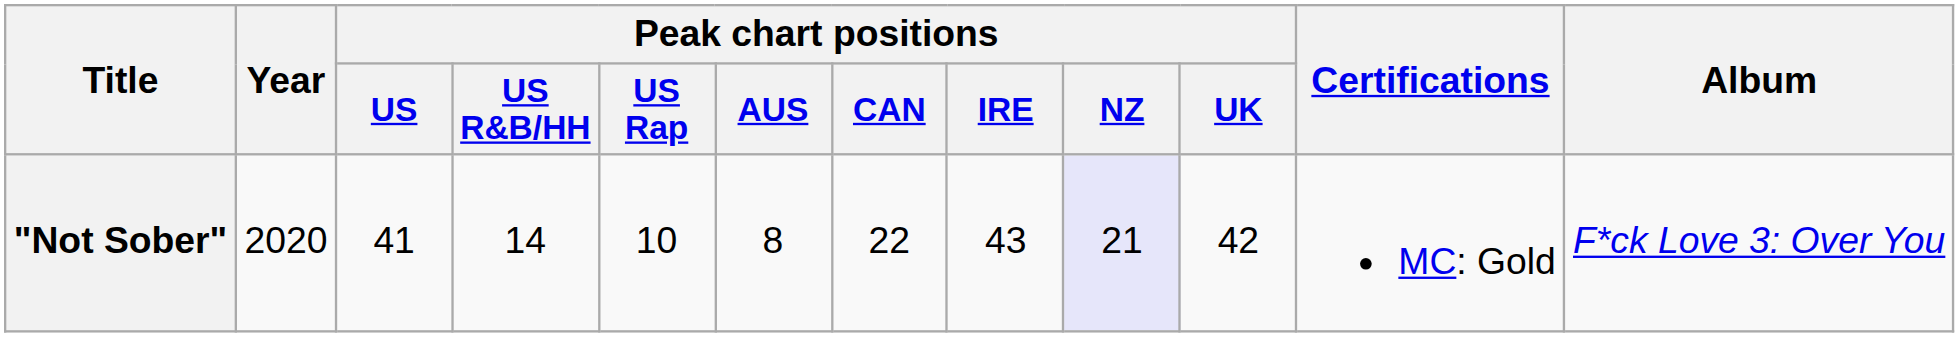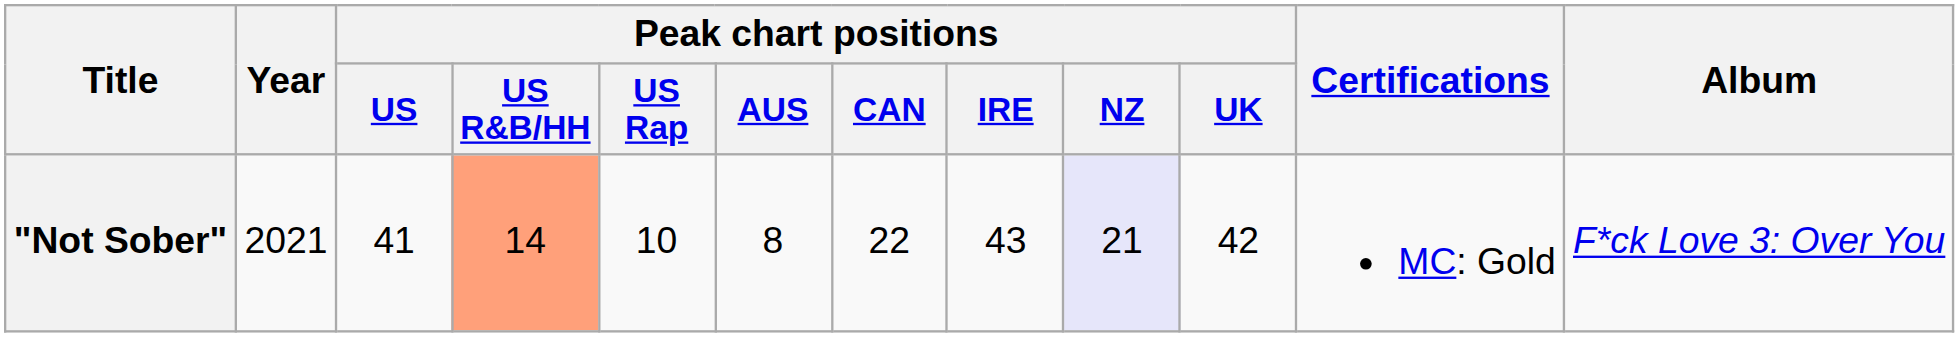(286, 241) 2020 -> (286, 241) 2021
(525, 241) no background -> (525, 241) lightsalmon background
